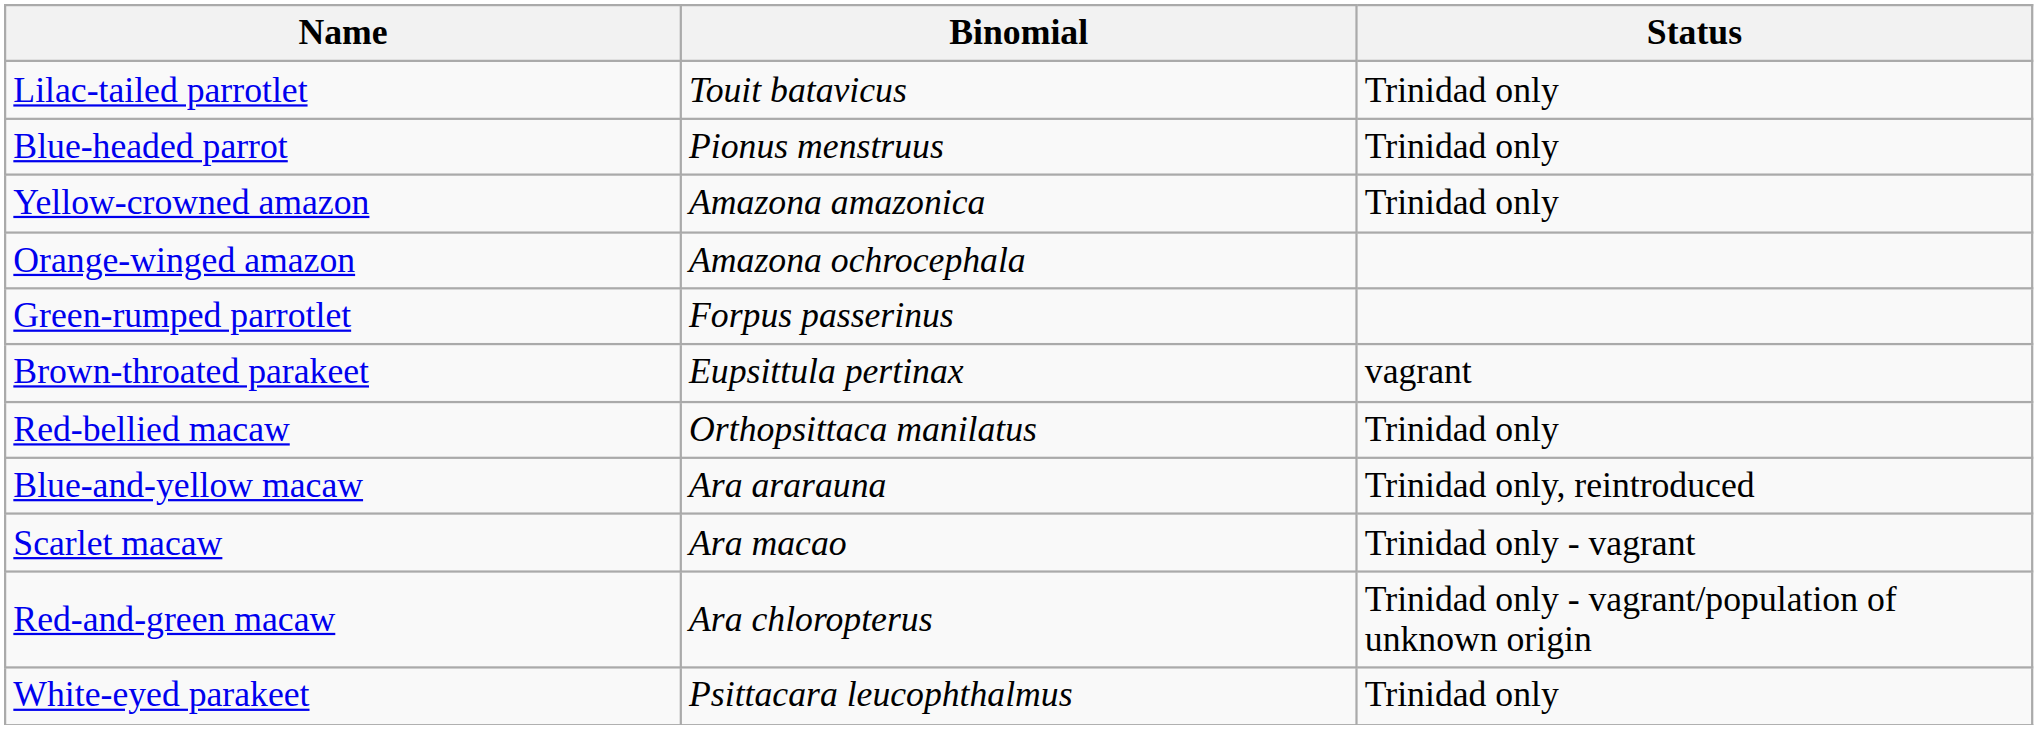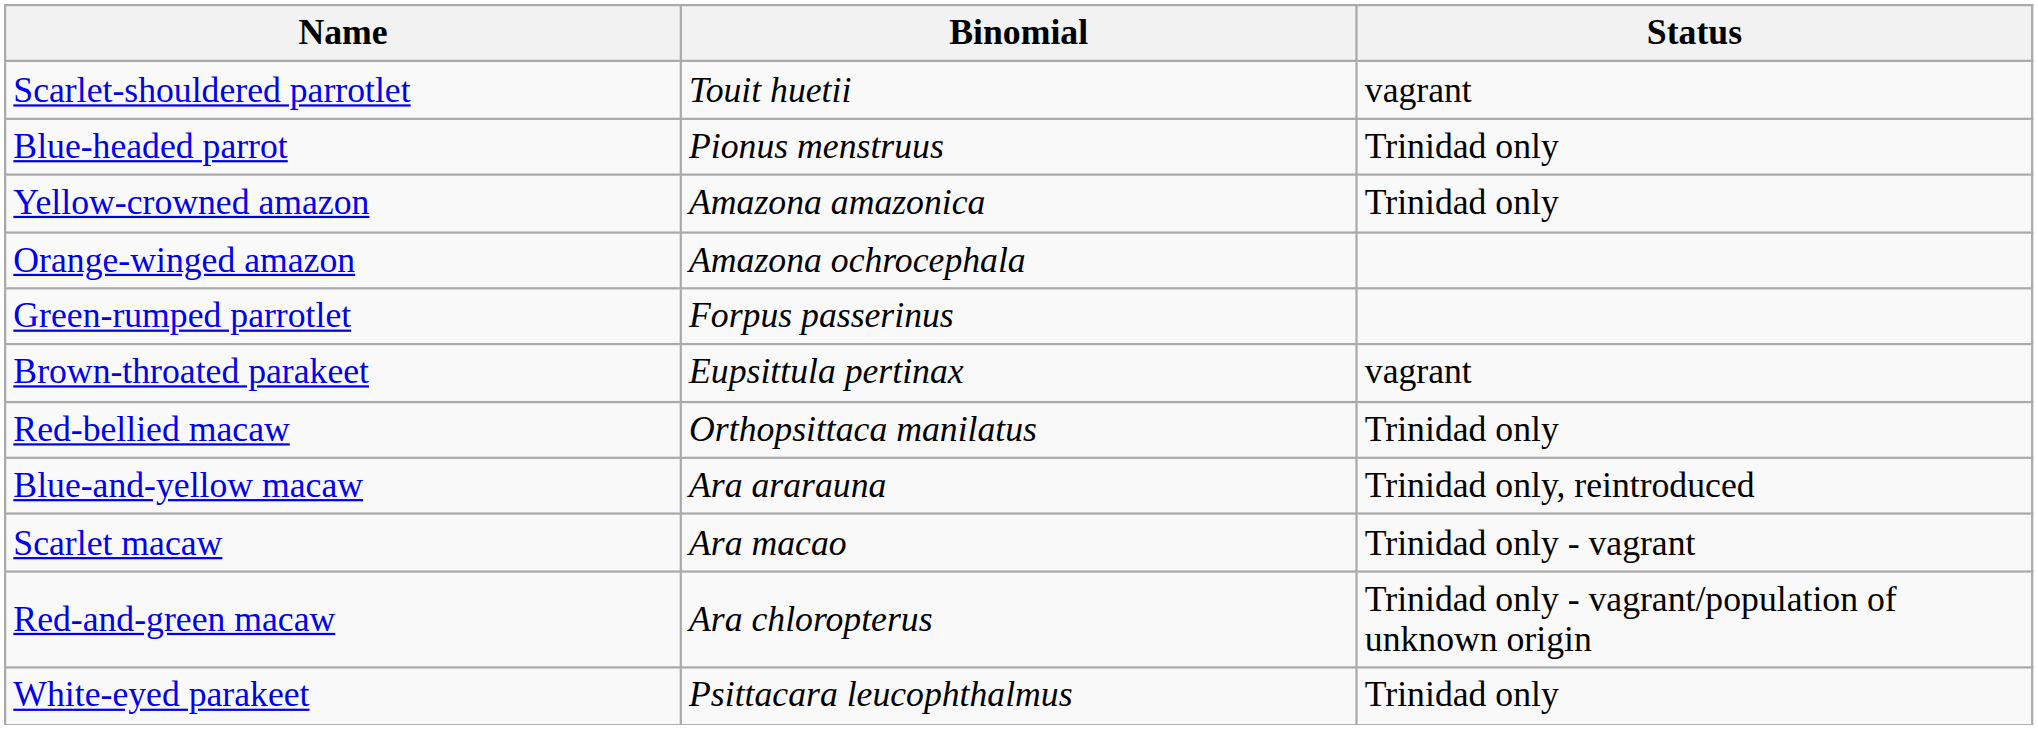- row: (160, 89)
+ row: (212, 89)
